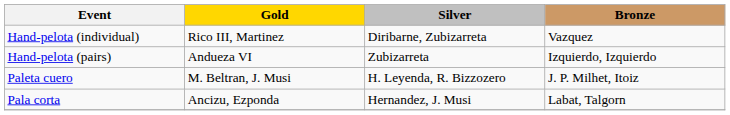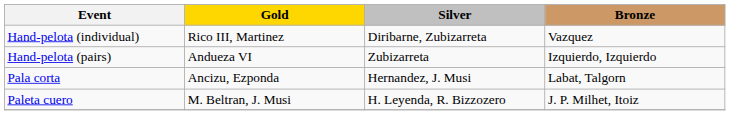rows swapped: (40, 78) <-> (34, 99)
